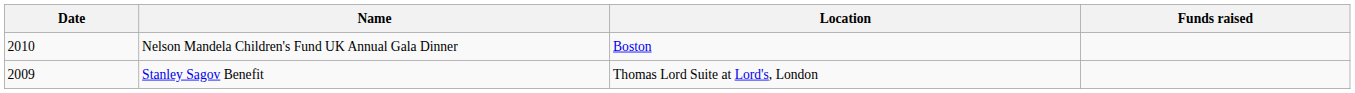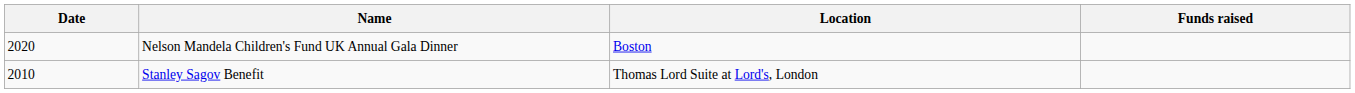(21, 46) 2010 -> (21, 46) 2020
(21, 74) 2009 -> (21, 74) 2010
